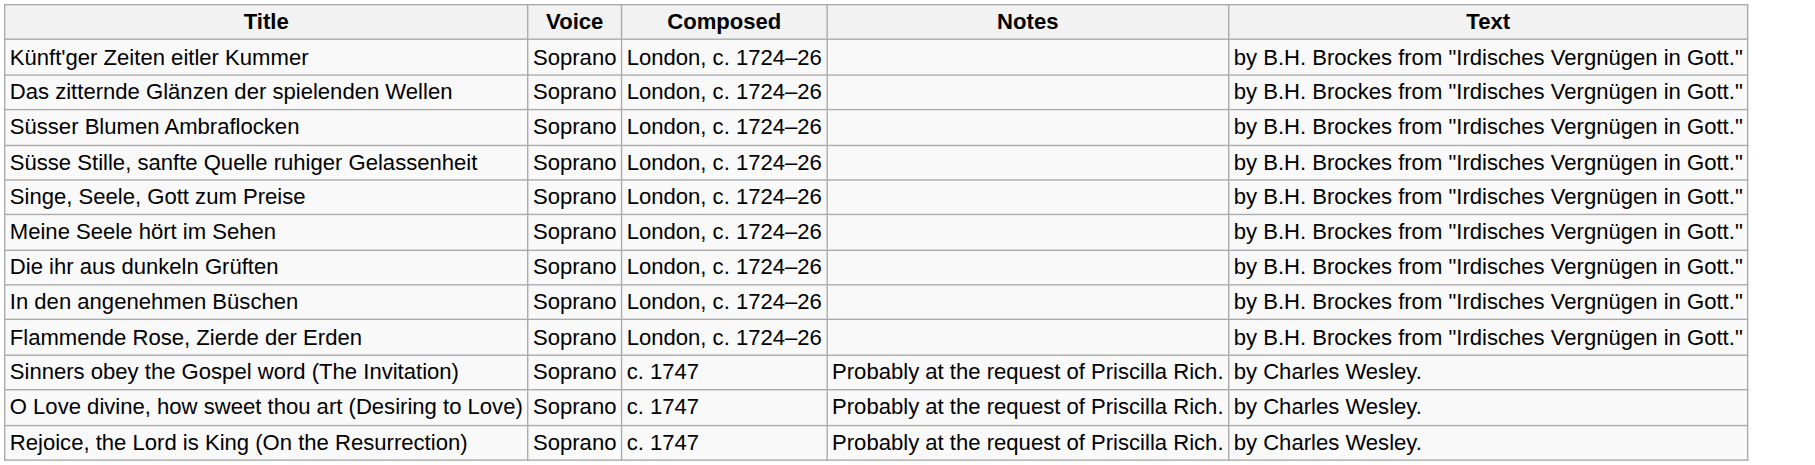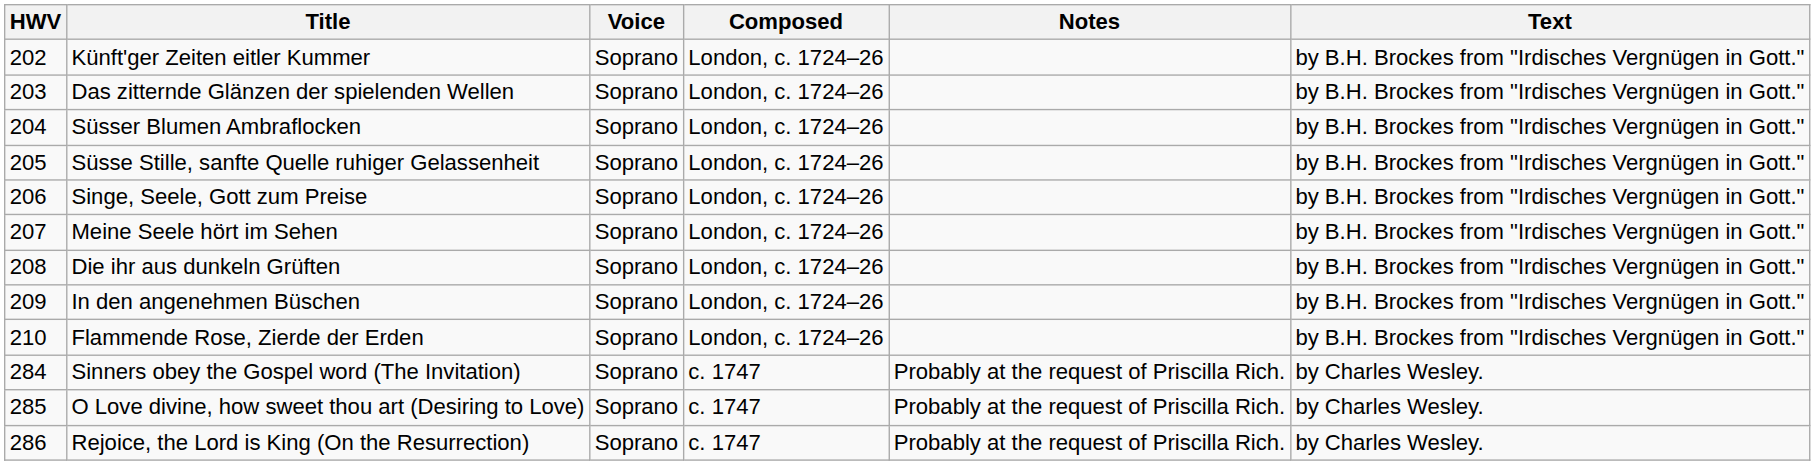+ column: (36, 22)
